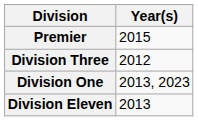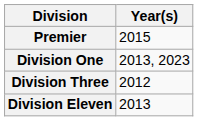rows swapped: (60, 82) <-> (60, 60)
